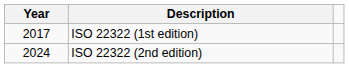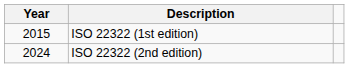(36, 33) 2017 -> (36, 33) 2015
